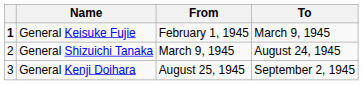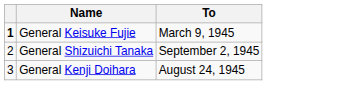- column: (204, 13)
(297, 51) August 24, 1945 -> (209, 51) September 2, 1945
(305, 70) September 2, 1945 -> (202, 70) August 24, 1945
